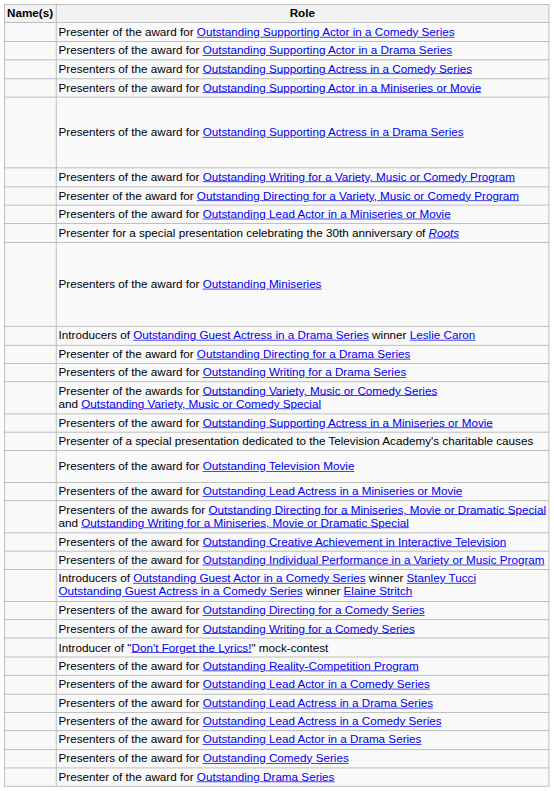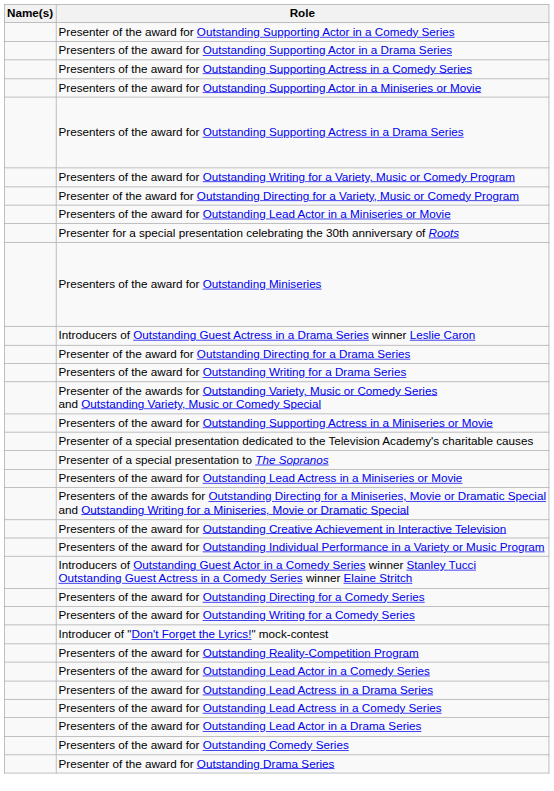- row: (206, 466)
+ row: (194, 460)
